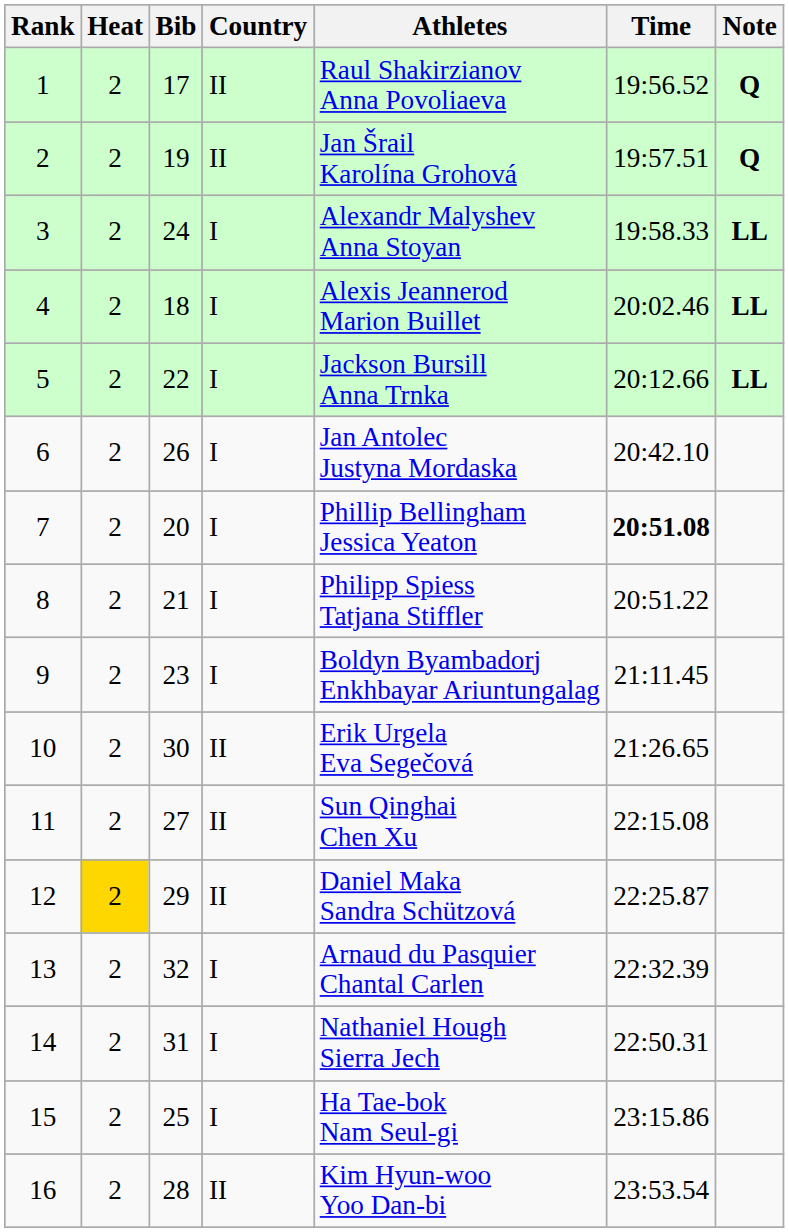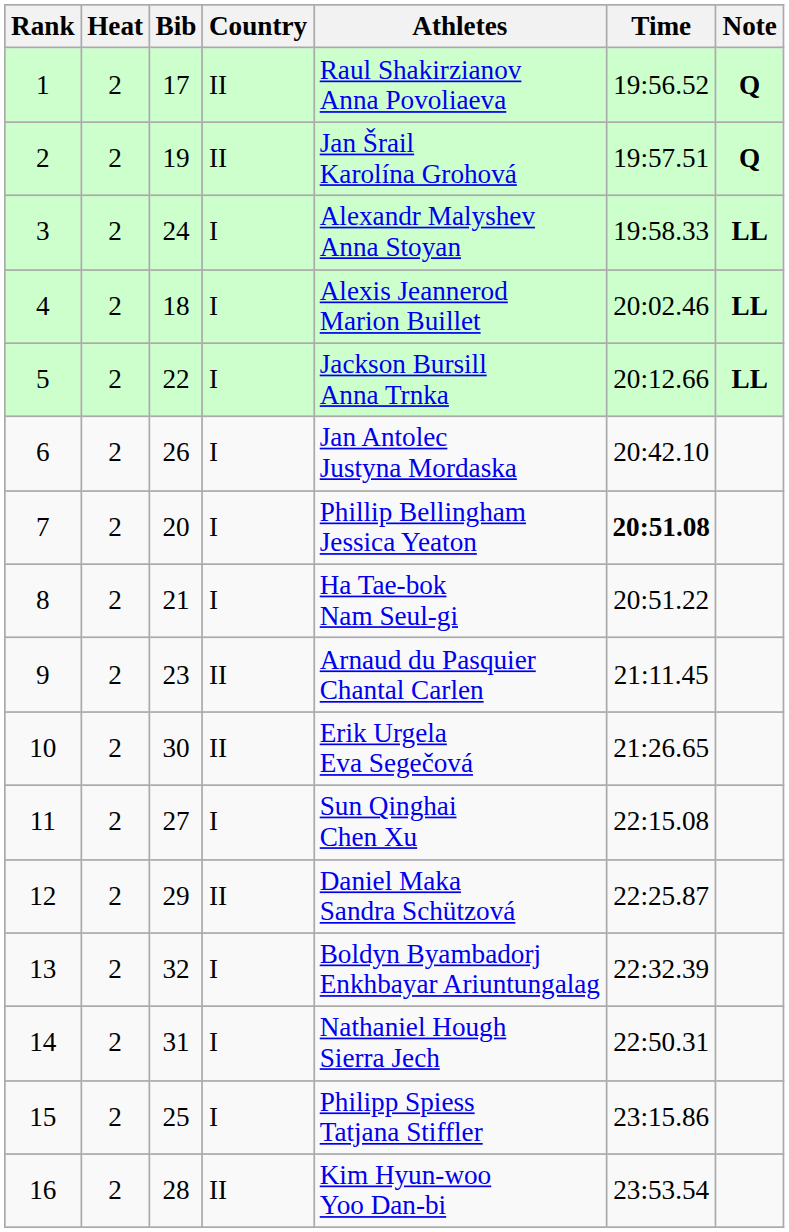(401, 600) Philipp Spiess Tatjana Stiffler -> (389, 600) Ha Tae-bok Nam Seul-gi
(213, 674) I -> (218, 674) II
(460, 674) Boldyn Byambadorj Enkhbayar Ariuntungalag -> (428, 674) Arnaud du Pasquier Chantal Carlen
(218, 821) II -> (213, 821) I
(115, 895) gold background -> (115, 895) no background
(428, 969) Arnaud du Pasquier Chantal Carlen -> (460, 969) Boldyn Byambadorj Enkhbayar Ariuntungalag
(389, 1116) Ha Tae-bok Nam Seul-gi -> (401, 1116) Philipp Spiess Tatjana Stiffler
